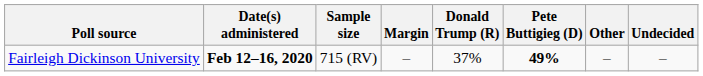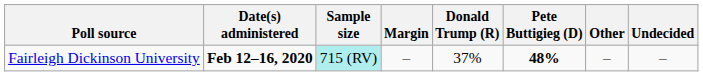(349, 58) no background -> (349, 58) paleturquoise background
(544, 58) 49% -> (544, 58) 48%
